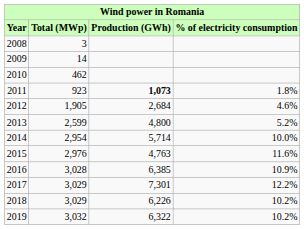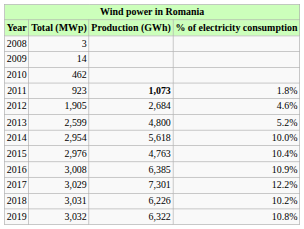(160, 138) 5,714 -> (160, 138) 5,618
(285, 153) 11.6% -> (285, 153) 10.4%
(76, 169) 3,028 -> (76, 169) 3,008
(76, 201) 3,029 -> (76, 201) 3,031
(285, 216) 10.2% -> (285, 216) 10.8%
